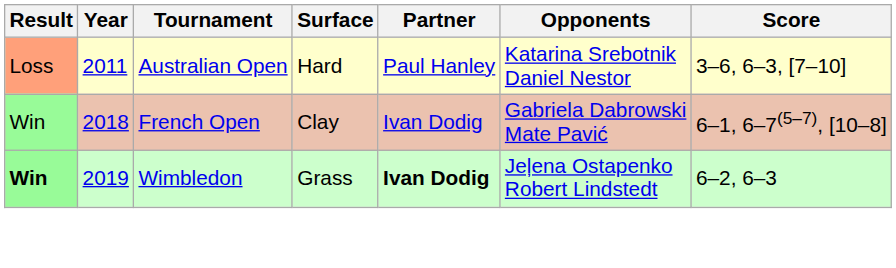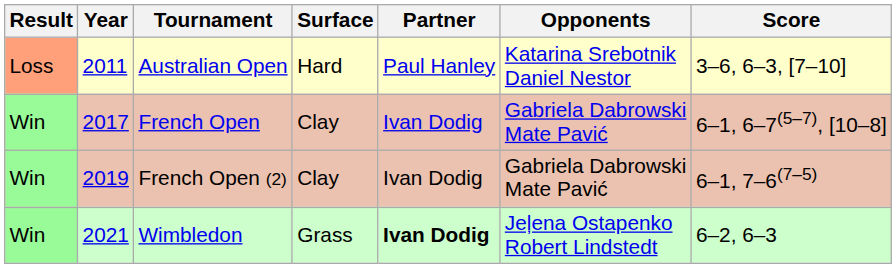(106, 122) 2018 -> (106, 122) 2017
+ row: (213, 178)
(28, 178) bold -> (27, 234) normal
(106, 178) 2019 -> (106, 234) 2021
